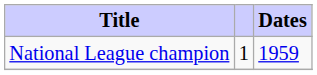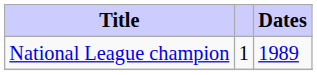(279, 52) 1959 -> (279, 52) 1989
